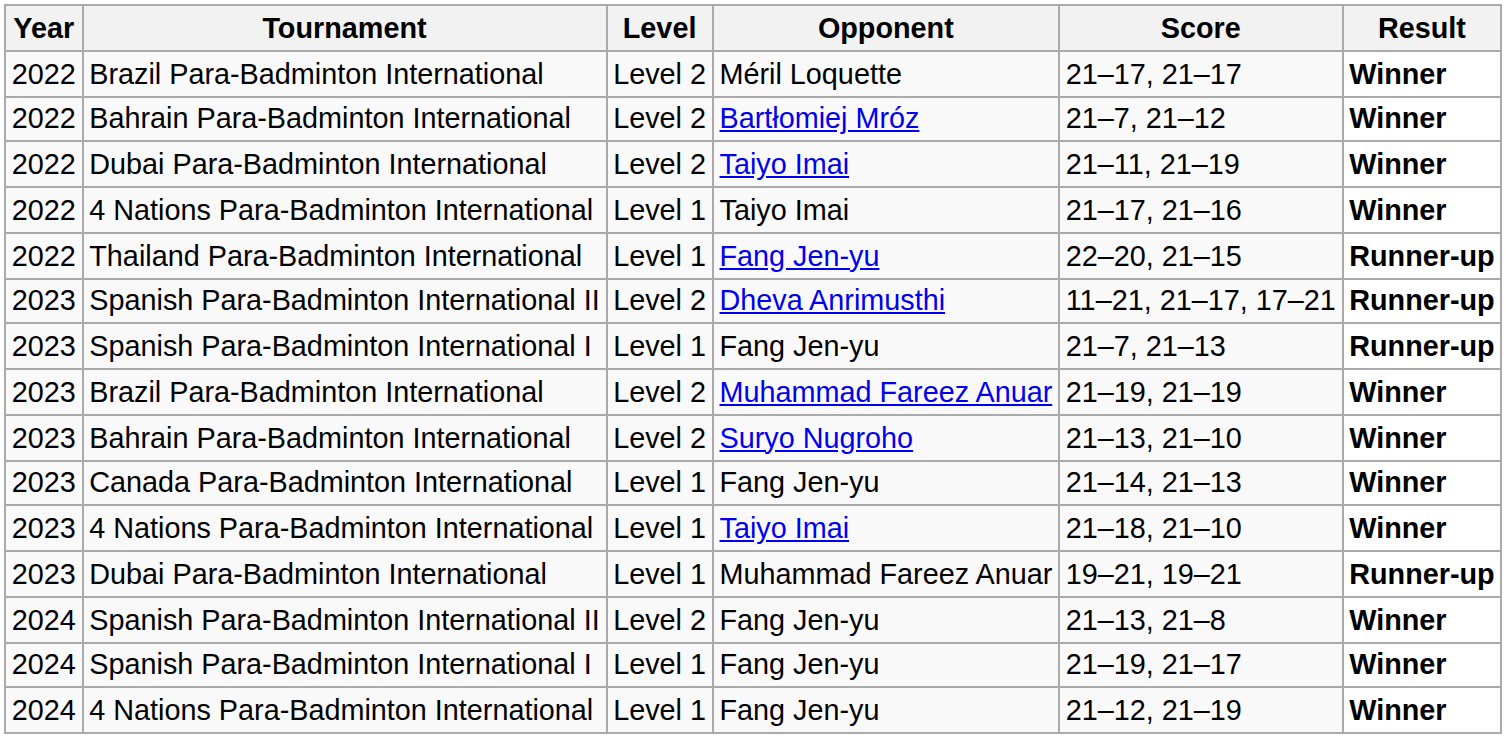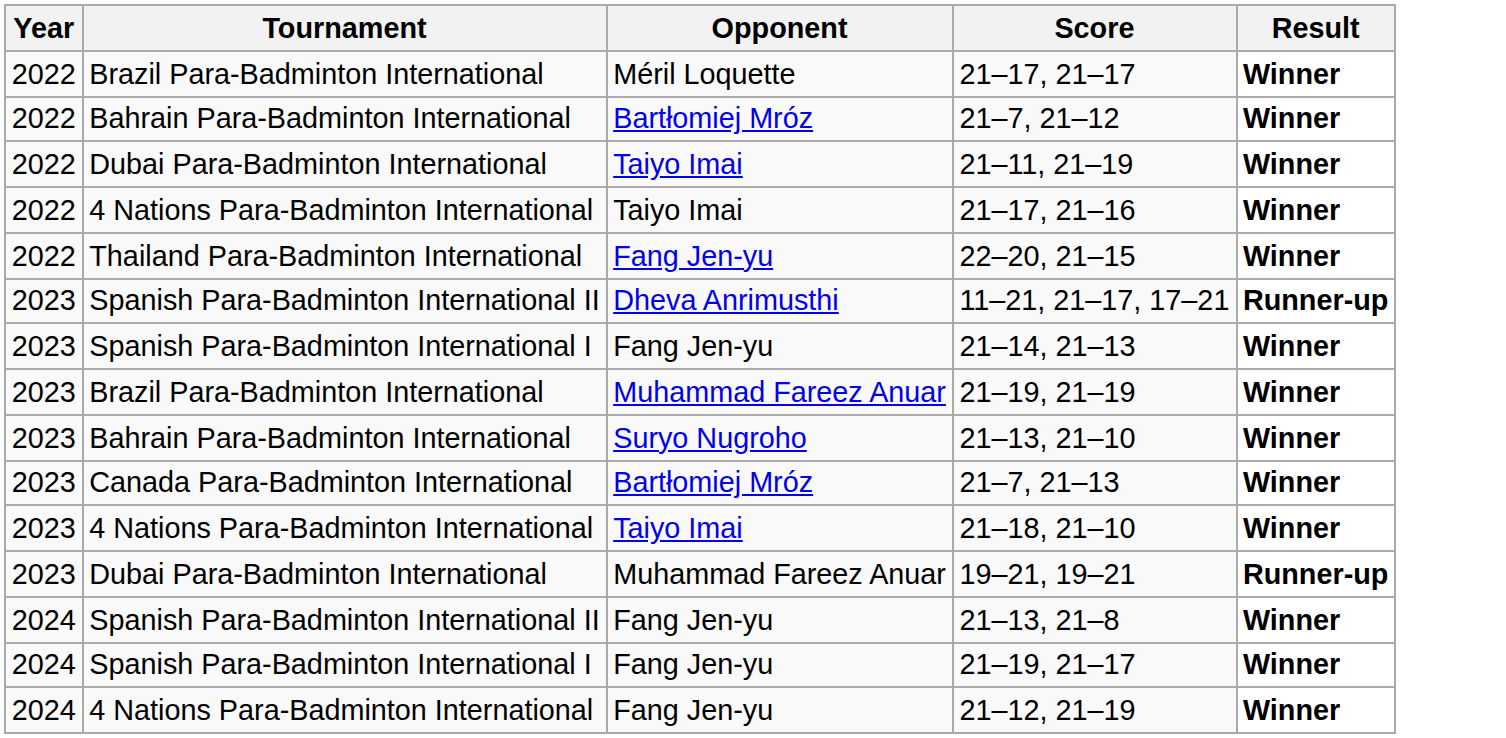- column: (660, 28)
(1422, 256) Runner-up -> (1292, 256) Winner
(1146, 347) 21–7, 21–13 -> (1047, 347) 21–14, 21–13
(1422, 347) Runner-up -> (1292, 347) Winner
(800, 483) Fang Jen-yu -> (713, 483) Bartłomiej Mróz
(1154, 483) 21–14, 21–13 -> (1039, 483) 21–7, 21–13
